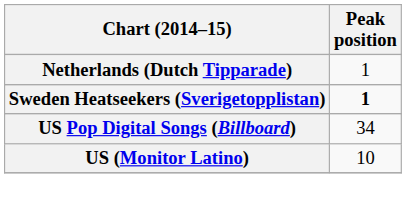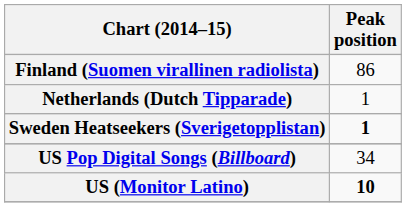+ row: (167, 69)
(365, 157) normal -> (365, 187) bold
